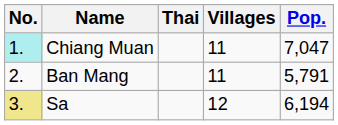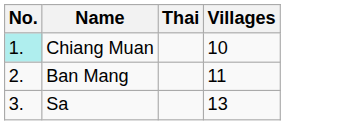- column: (307, 18)
(217, 47) 11 -> (218, 47) 10
(16, 104) khaki background -> (16, 104) no background
(218, 104) 12 -> (218, 104) 13
